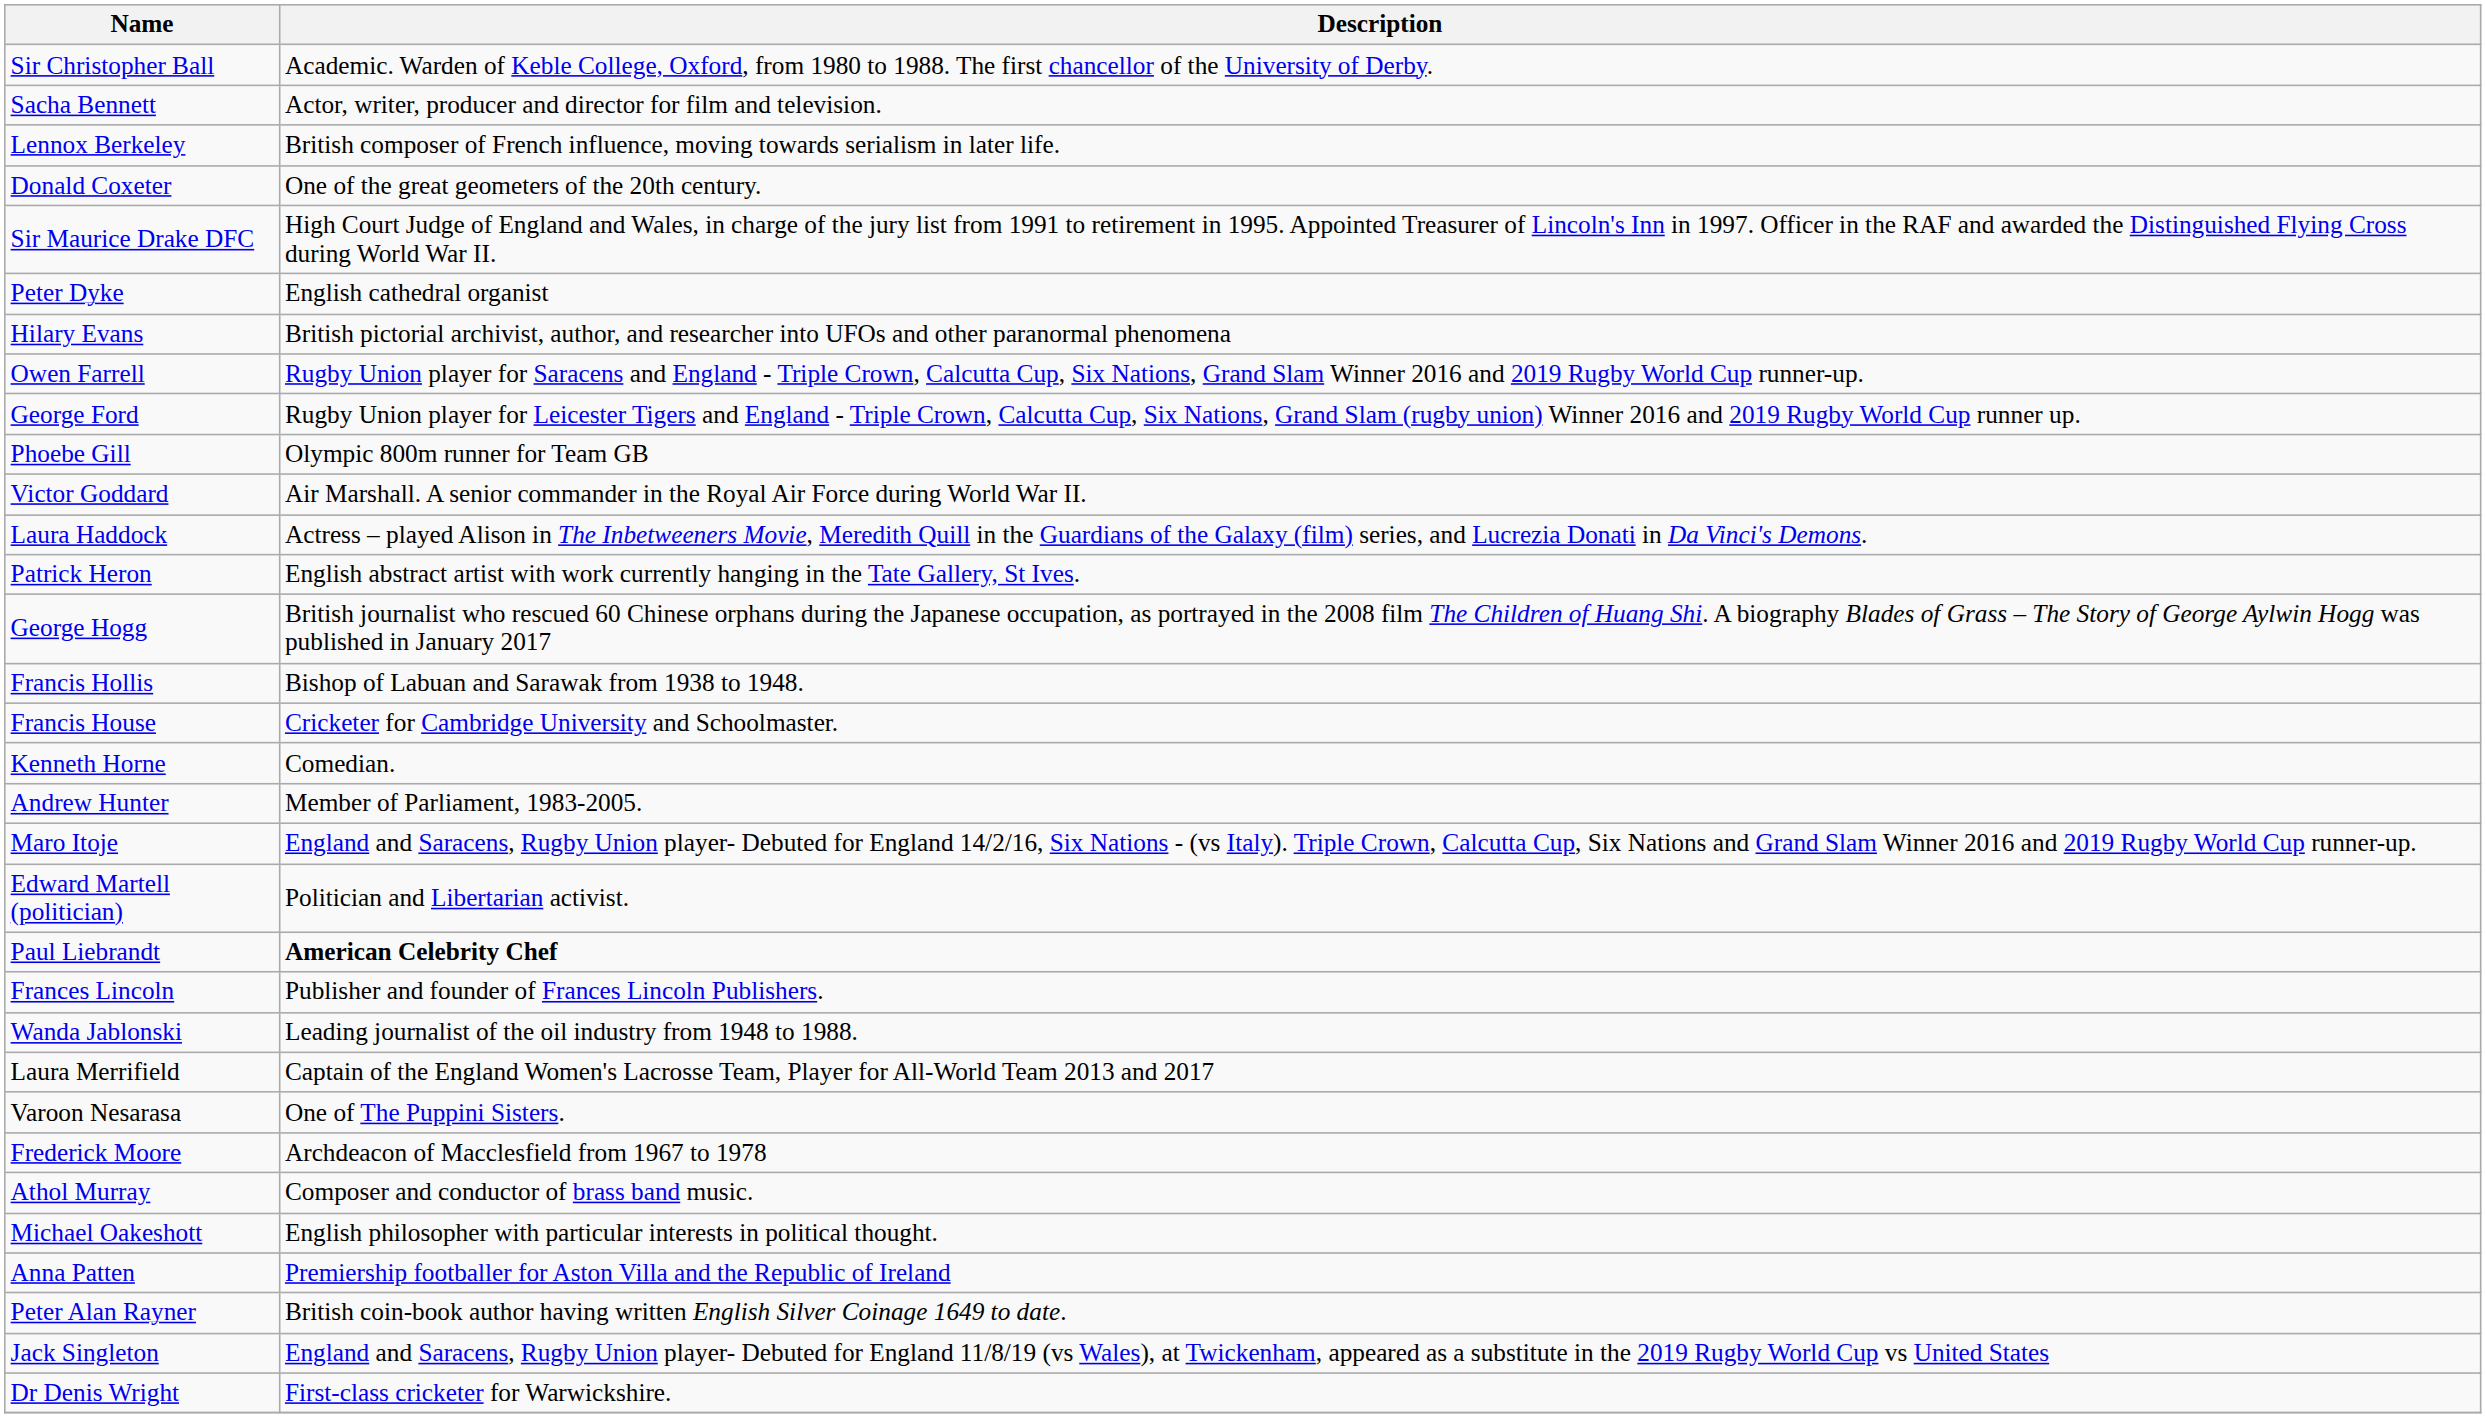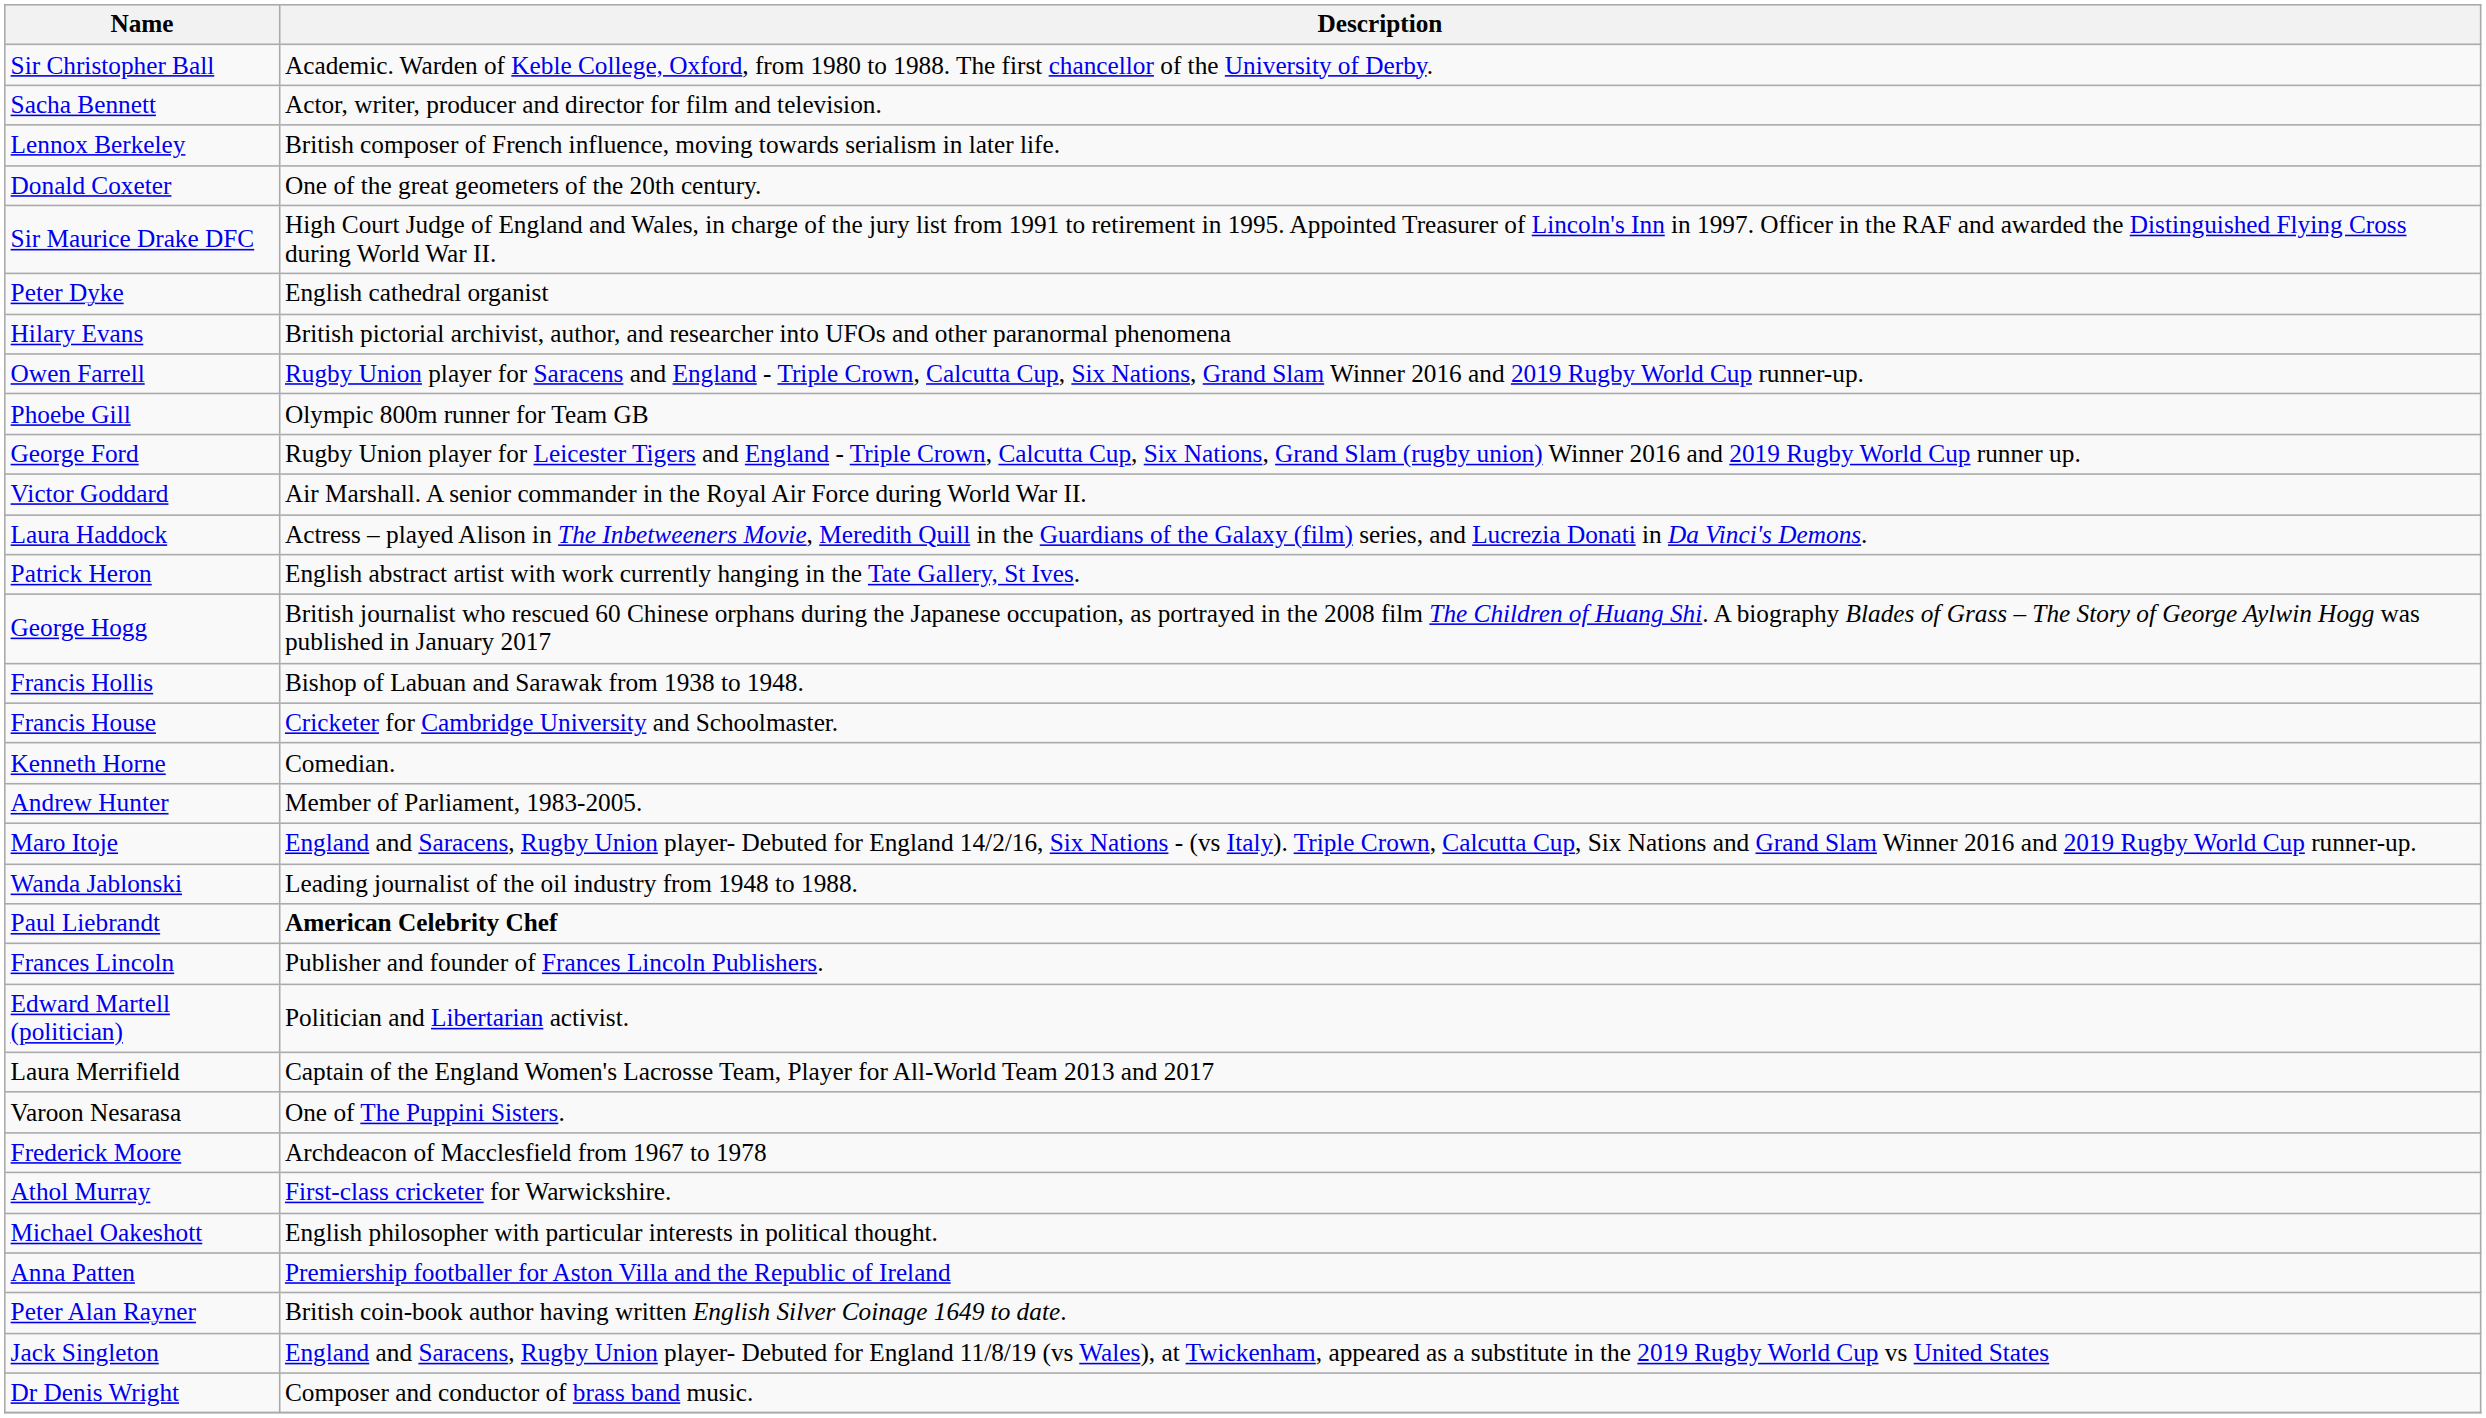rows swapped: (75, 413) <-> (71, 453)
rows swapped: (96, 1031) <-> (90, 897)
(519, 1192) Composer and conductor of brass band music. -> (478, 1192) First-class cricketer for Warwickshire.
(478, 1392) First-class cricketer for Warwickshire. -> (519, 1392) Composer and conductor of brass band music.
